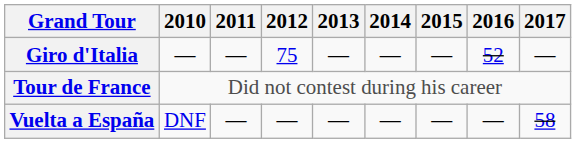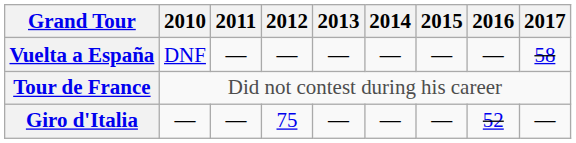rows swapped: (82, 54) <-> (82, 120)
